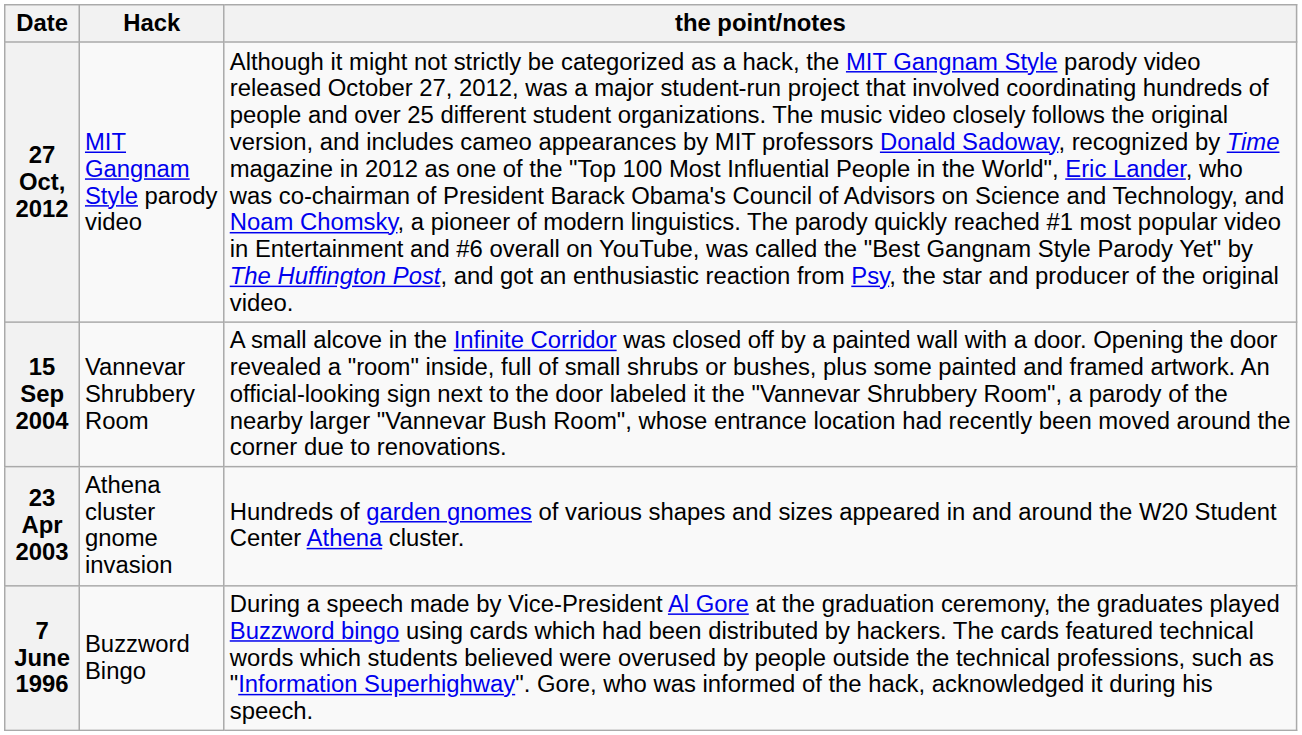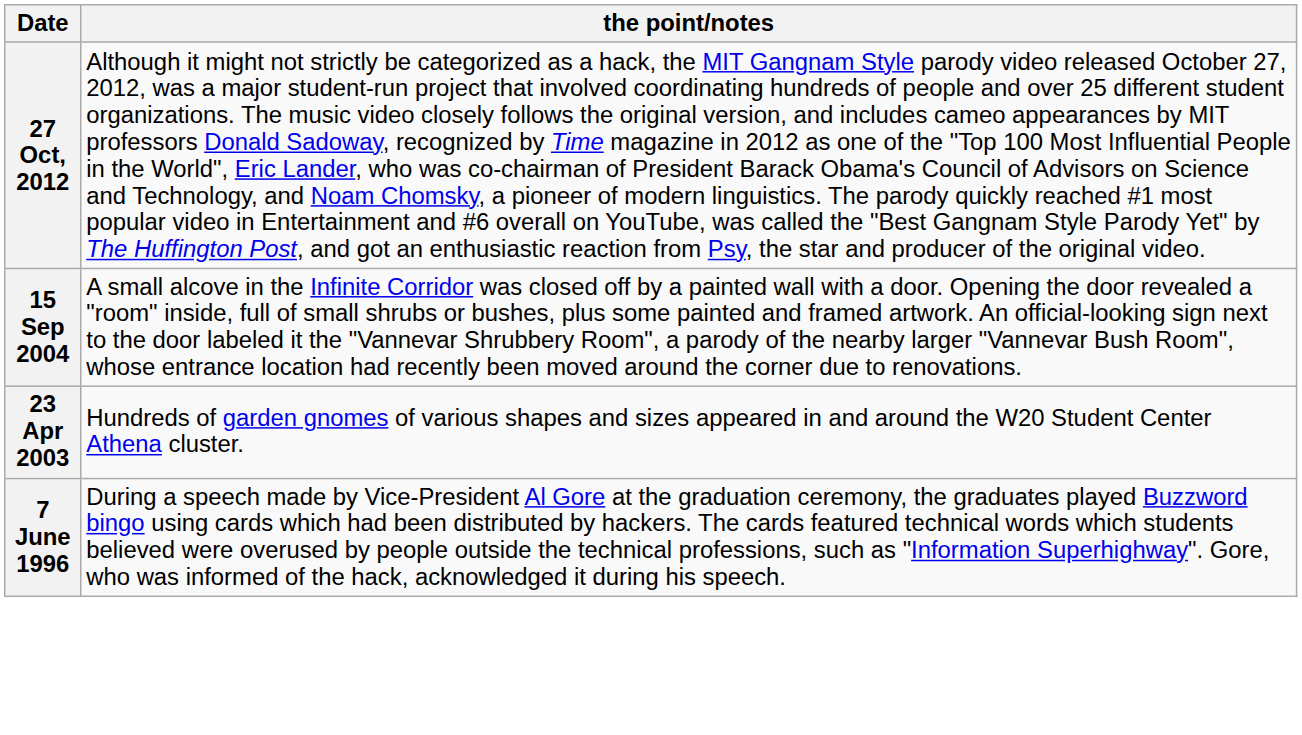- column: (152, 23)
